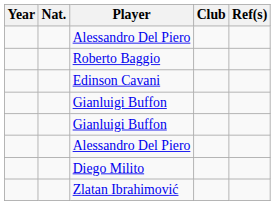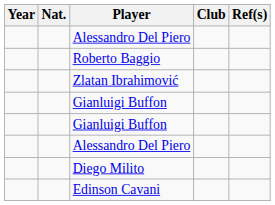rows swapped: (21, 190) <-> (21, 81)
